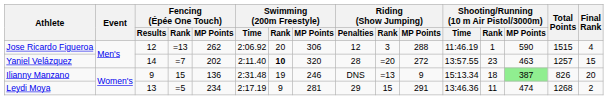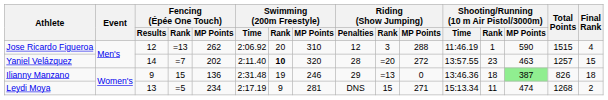(314, 48) 306 -> (314, 48) 310
(356, 75) DNS -> (356, 75) 29
(421, 75) 9 -> (421, 75) 0
(462, 75) 15:13.34 -> (462, 75) 13:46.36
(591, 75) 20 -> (591, 75) 18
(356, 89) 29 -> (356, 89) DNS
(421, 89) 291 -> (421, 89) 271
(462, 89) 13:46.36 -> (462, 89) 15:13.34
